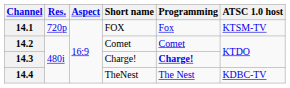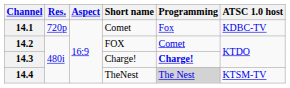(115, 28) FOX -> (118, 28) Comet
(244, 28) KTSM-TV -> (244, 28) KDBC-TV
(118, 43) Comet -> (115, 43) FOX
(177, 75) no background -> (177, 75) lightgrey background
(244, 75) KDBC-TV -> (244, 75) KTSM-TV
